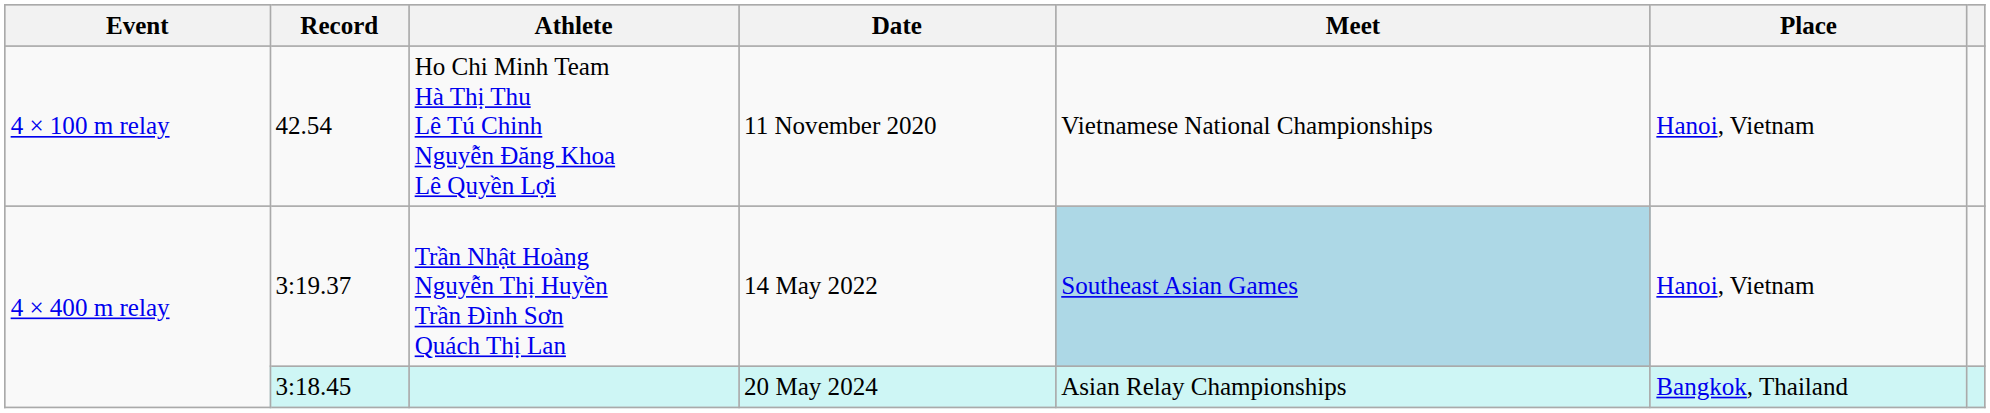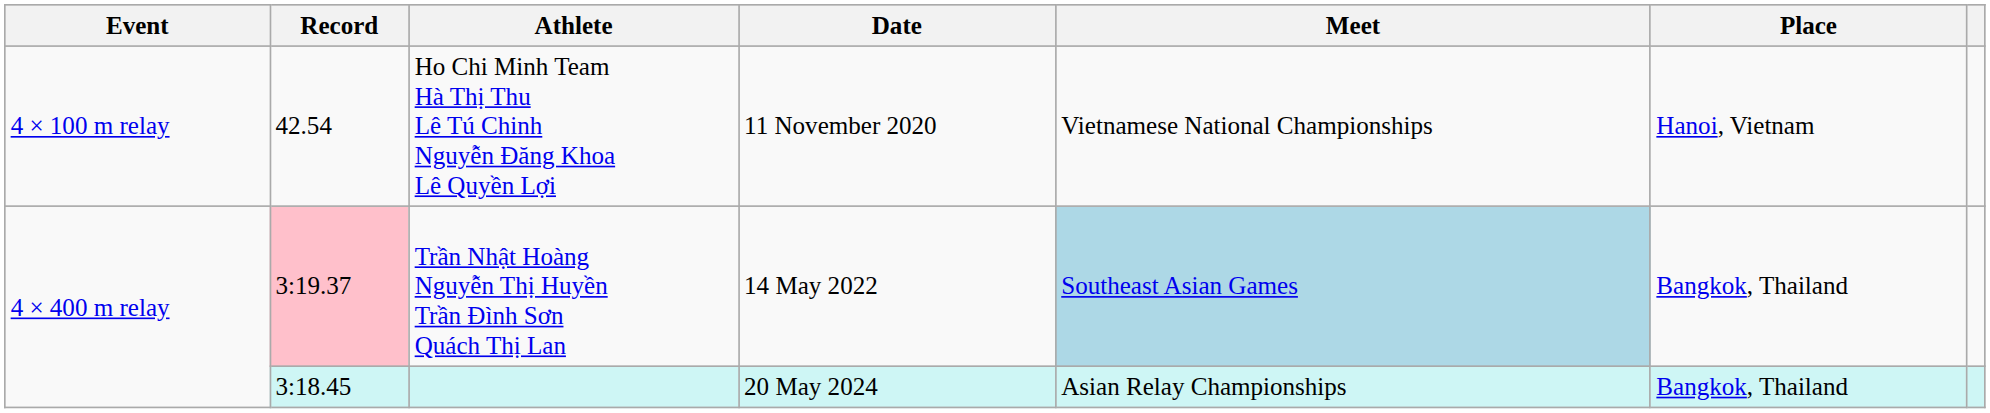(313, 286) no background -> (313, 286) pink background
(1735, 286) Hanoi, Vietnam -> (1752, 286) Bangkok, Thailand
